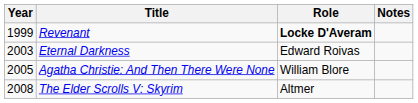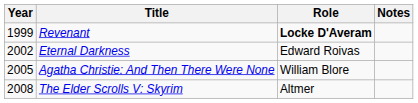(20, 51) 2003 -> (20, 51) 2002
